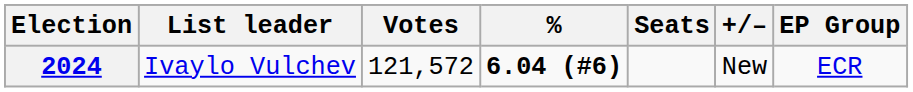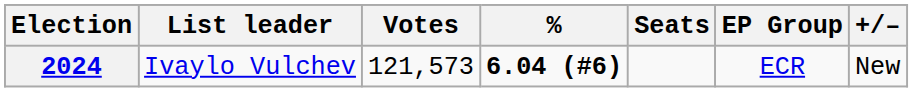columns swapped: (745, 26) <-> (840, 26)
(421, 67) 121,572 -> (421, 67) 121,573
